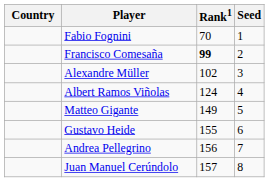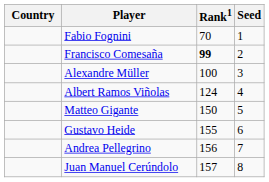(208, 73) 102 -> (208, 73) 100
(208, 110) 149 -> (208, 110) 150
